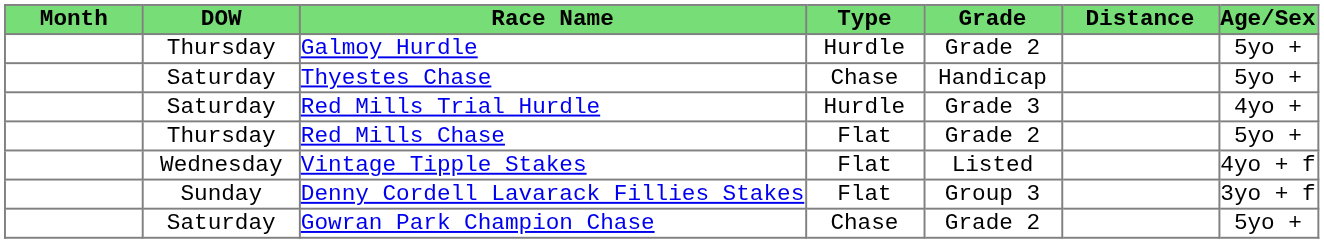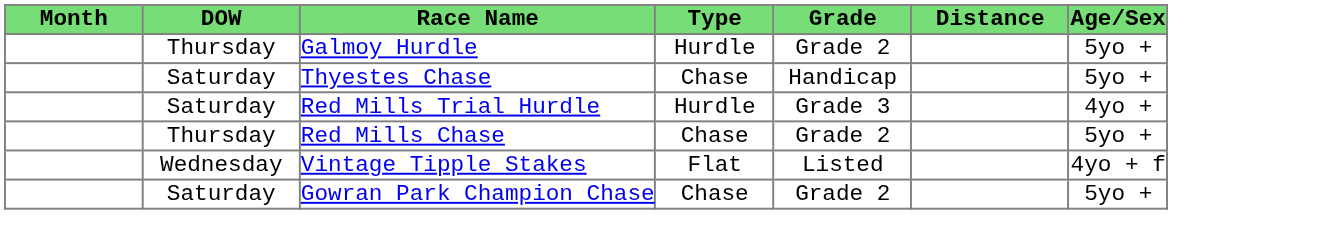(864, 136) Flat -> (715, 136) Chase
- row: (553, 194)
